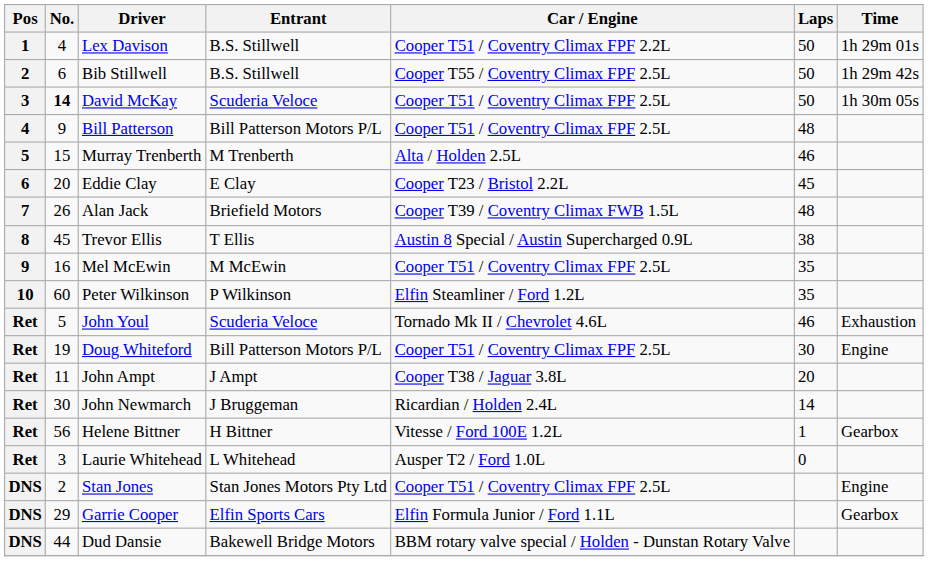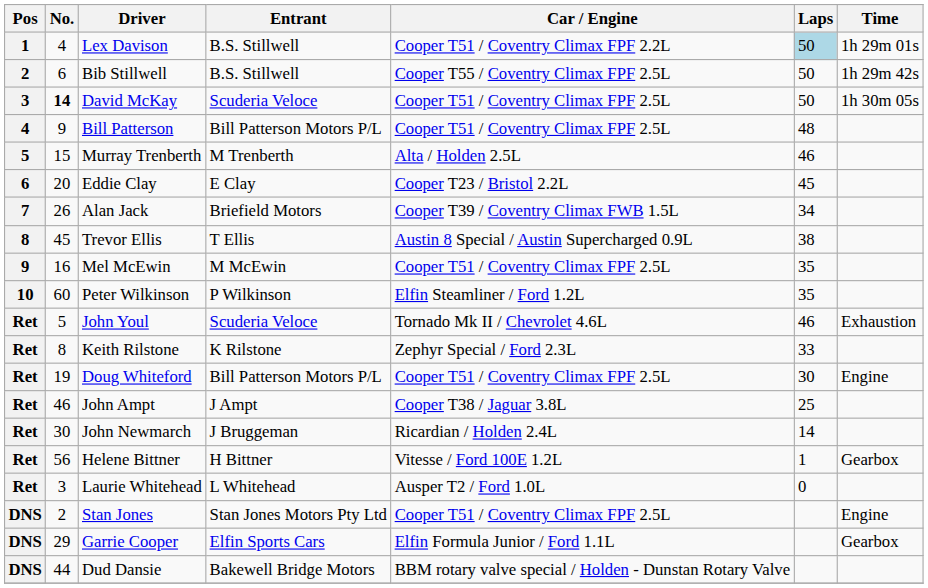(806, 46) no background -> (806, 46) lightblue background
(806, 211) 48 -> (806, 211) 34
+ row: (130, 349)
(62, 376) 11 -> (62, 404) 46
(806, 376) 20 -> (806, 404) 25
